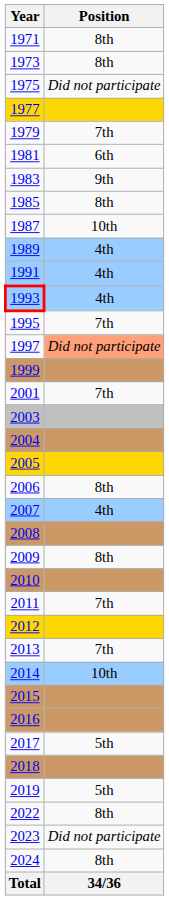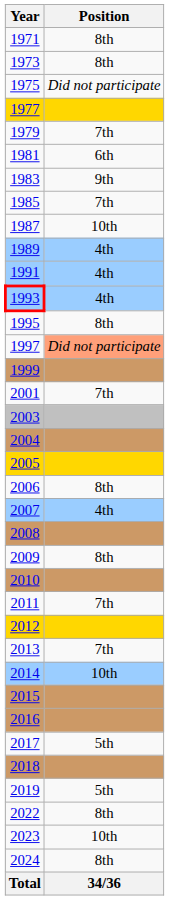(104, 202) 8th -> (104, 202) 7th
(104, 322) 7th -> (104, 322) 8th
(104, 836) Did not participate -> (104, 836) 10th
